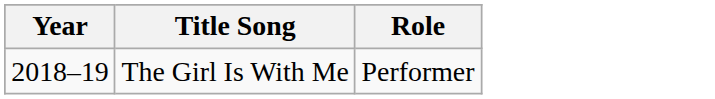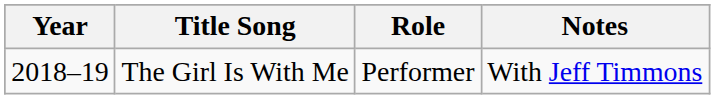+ column: (595, 26)
